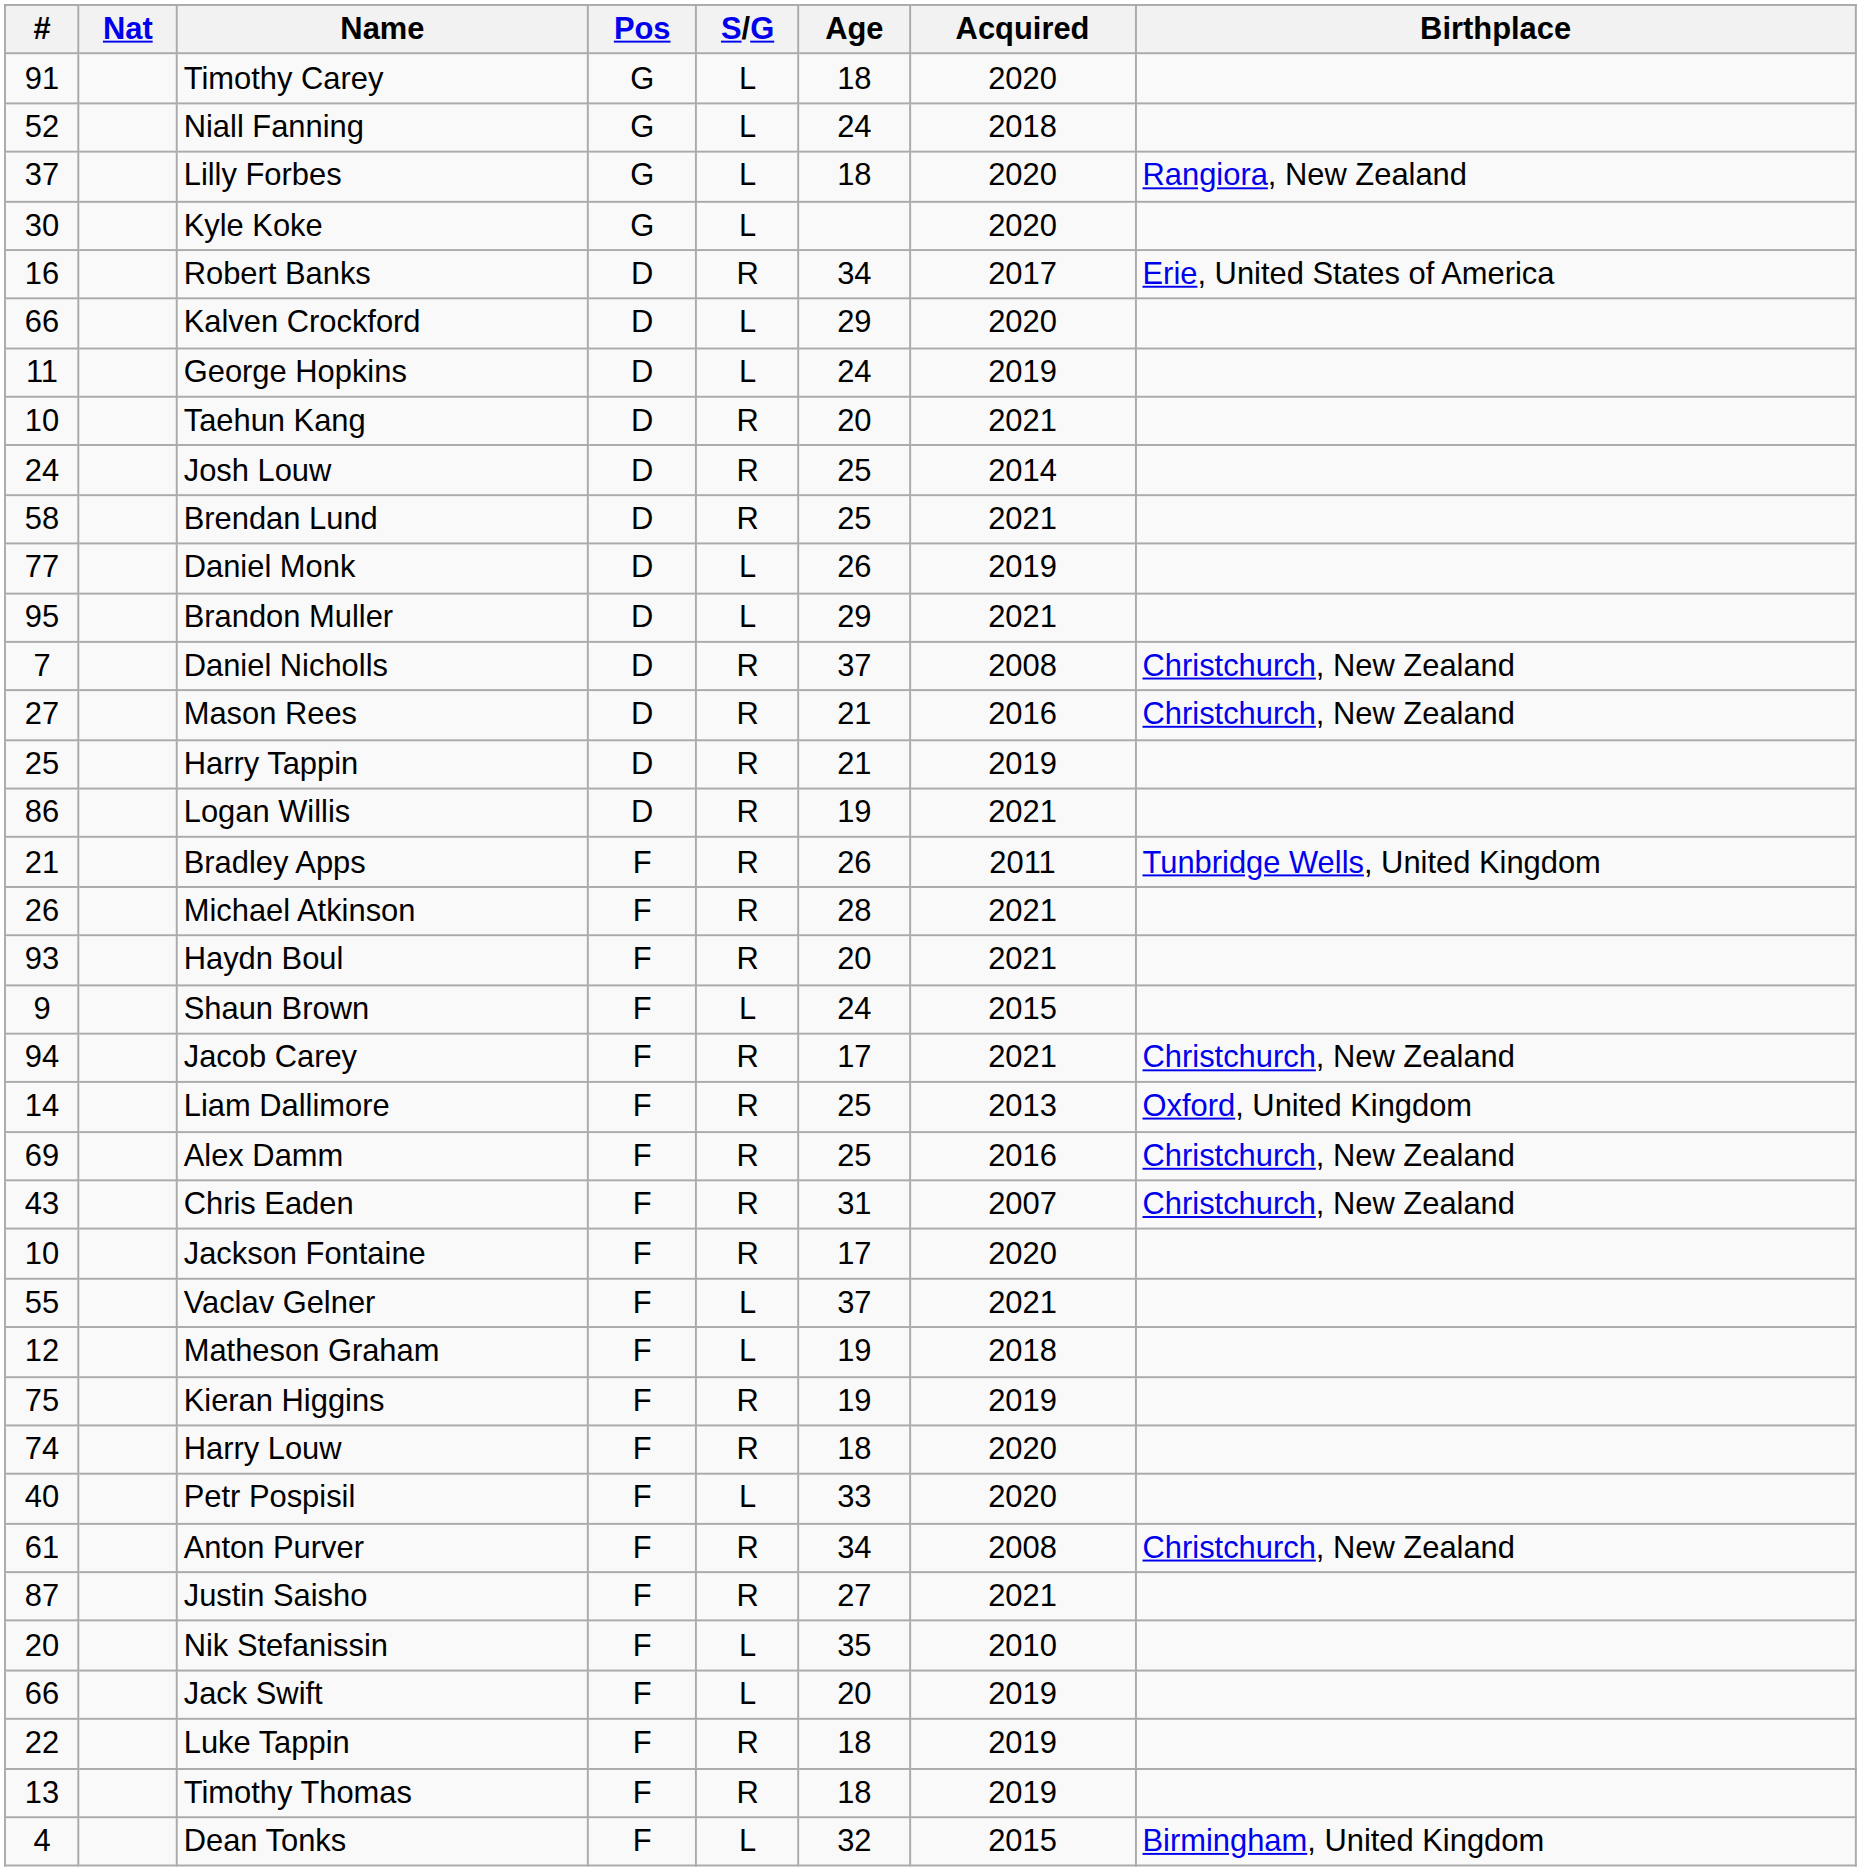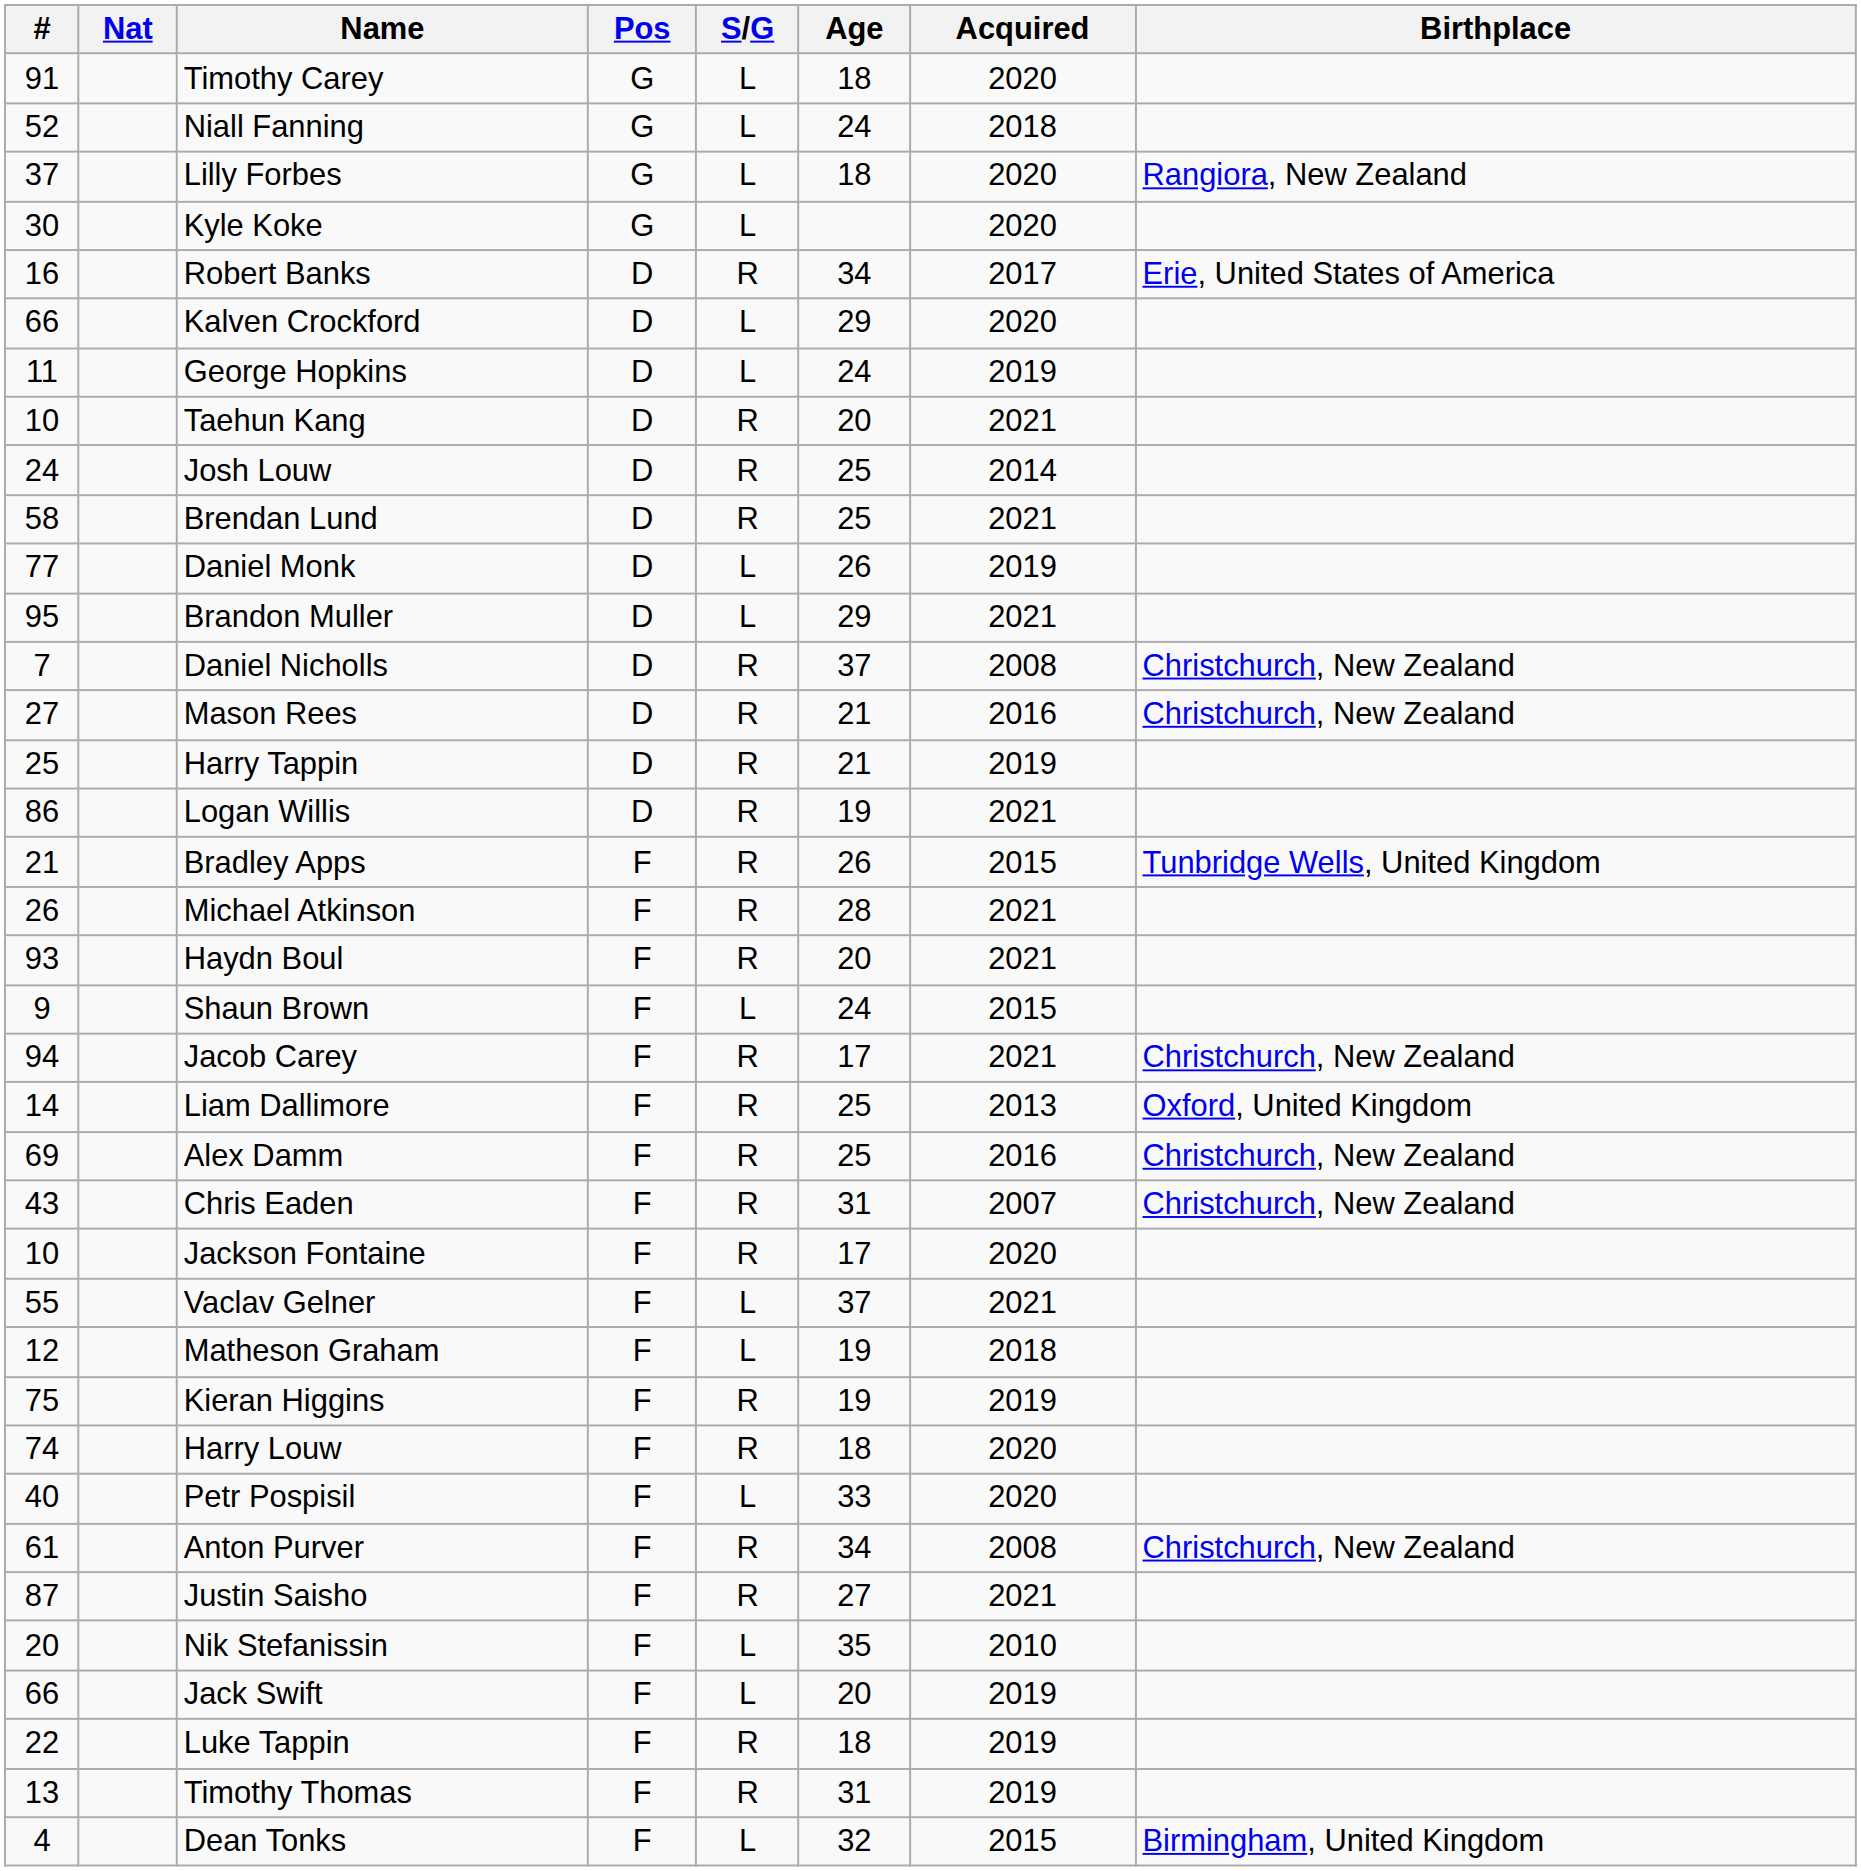(1023, 861) 2011 -> (1023, 861) 2015
(854, 1792) 18 -> (854, 1792) 31
